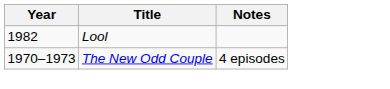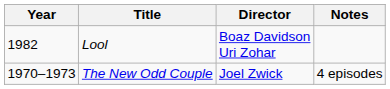+ column: (265, 15)
